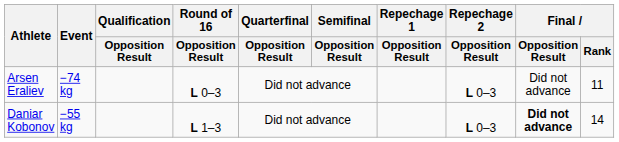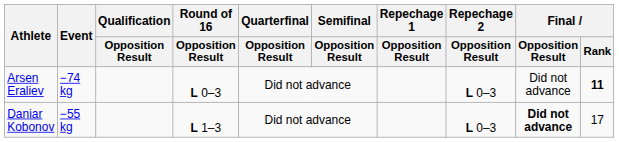(597, 85) normal -> (597, 85) bold
(597, 120) 14 -> (597, 120) 17
